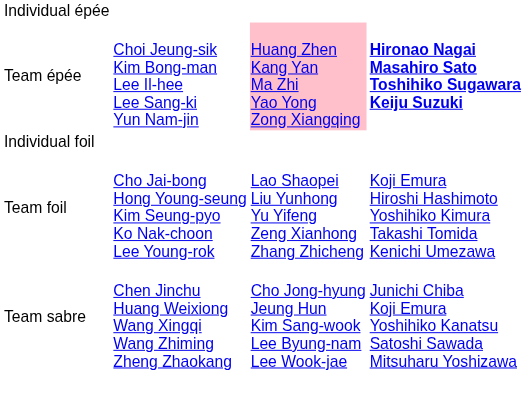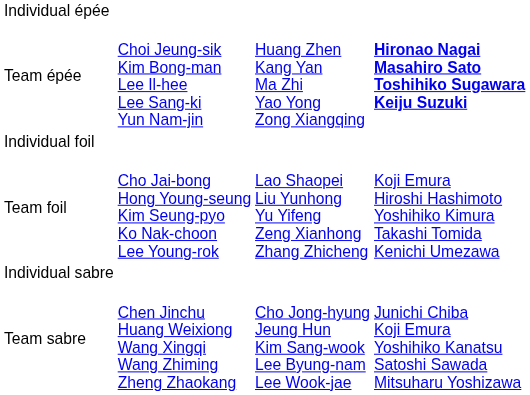(306, 85) pink background -> (310, 85) no background
+ row: (59, 273)
